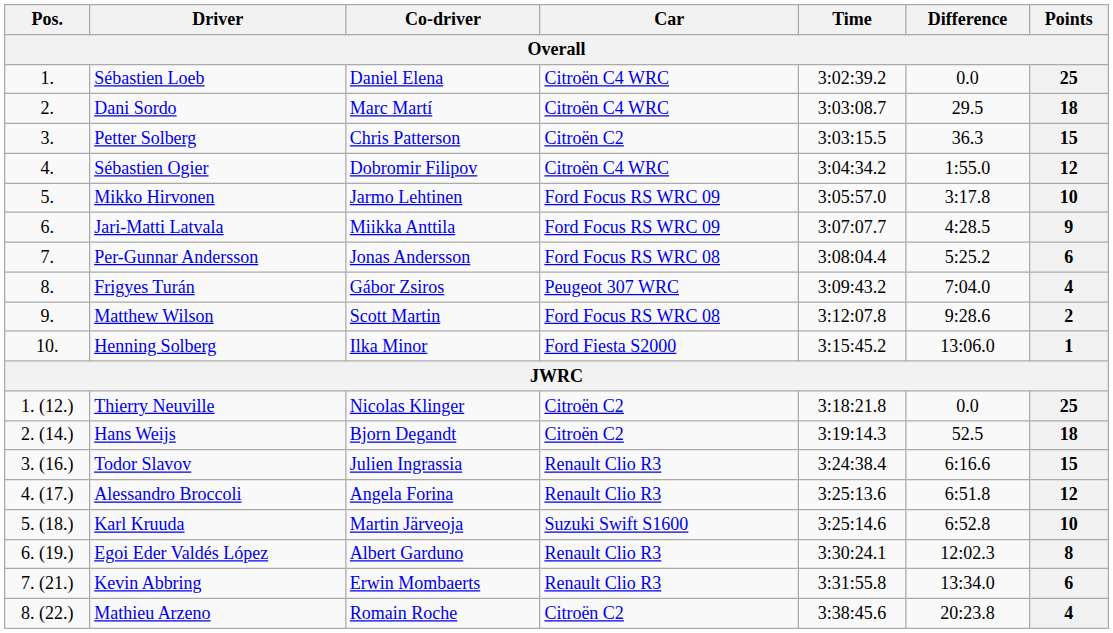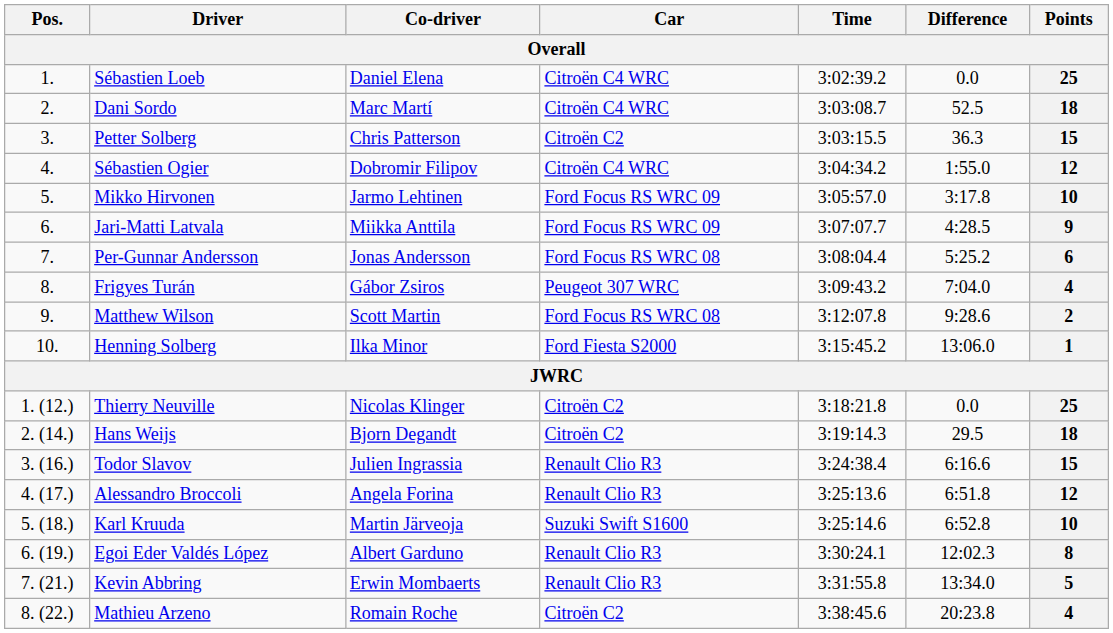(968, 108) 29.5 -> (968, 108) 52.5
(968, 435) 52.5 -> (968, 435) 29.5
(1069, 583) 6 -> (1069, 583) 5
